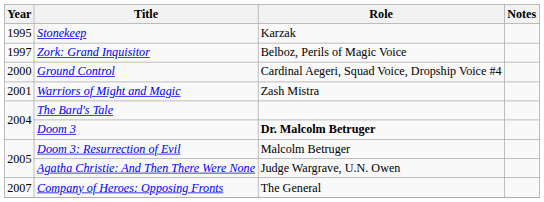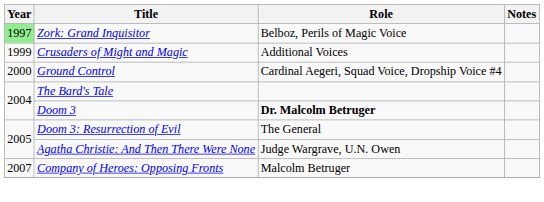- row: (62, 33)
(19, 52) no background -> (19, 33) lightgreen background
+ row: (112, 52)
- row: (109, 91)
(305, 149) Malcolm Betruger -> (291, 129) The General
(291, 187) The General -> (305, 168) Malcolm Betruger
